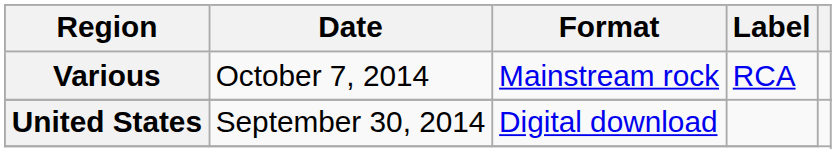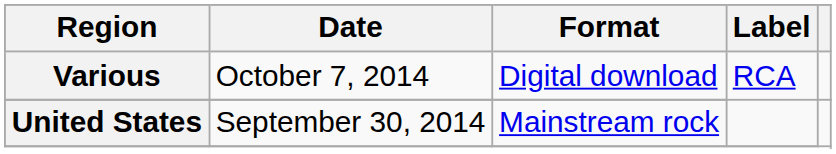(609, 75) Mainstream rock -> (608, 75) Digital download
(608, 122) Digital download -> (609, 122) Mainstream rock
